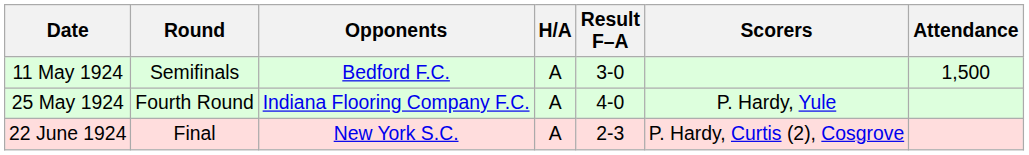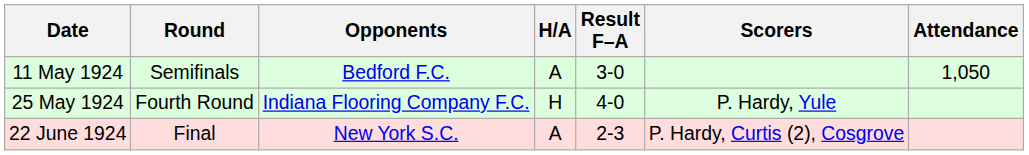(966, 72) 1,500 -> (966, 72) 1,050
(555, 103) A -> (555, 103) H
